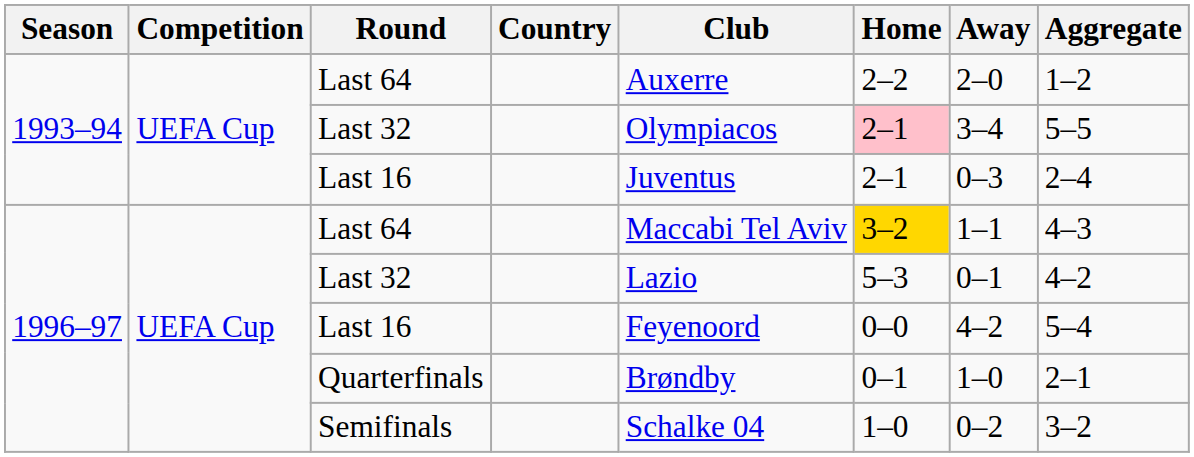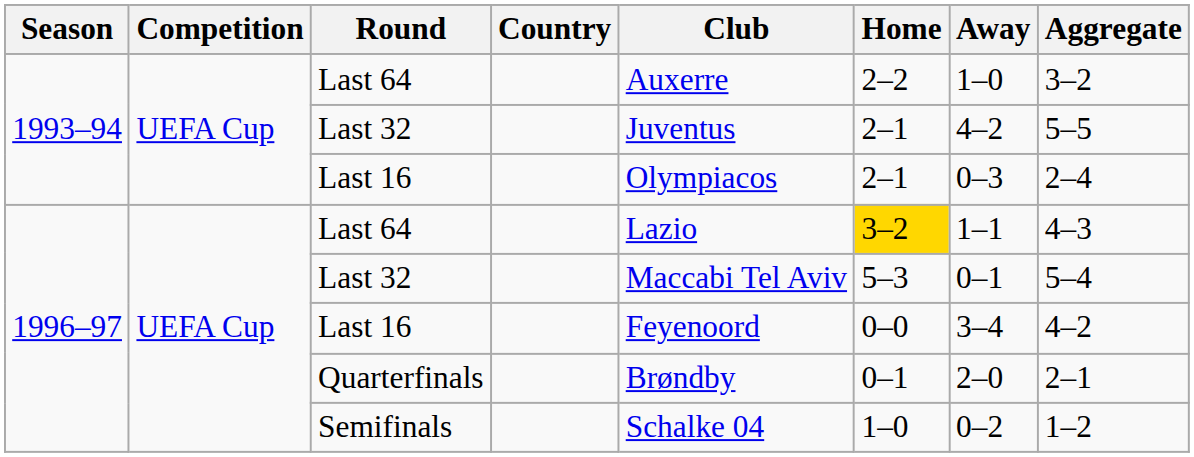(980, 79) 2–0 -> (980, 79) 1–0
(1068, 79) 1–2 -> (1068, 79) 3–2
(701, 128) Olympiacos -> (681, 128) Juventus
(885, 128) pink background -> (885, 128) no background
(980, 128) 3–4 -> (980, 128) 4–2
(681, 178) Juventus -> (701, 178) Olympiacos
(736, 228) Maccabi Tel Aviv -> (661, 228) Lazio
(661, 278) Lazio -> (736, 278) Maccabi Tel Aviv
(1068, 278) 4–2 -> (1068, 278) 5–4
(980, 327) 4–2 -> (980, 327) 3–4
(1068, 327) 5–4 -> (1068, 327) 4–2
(980, 377) 1–0 -> (980, 377) 2–0
(1068, 427) 3–2 -> (1068, 427) 1–2
